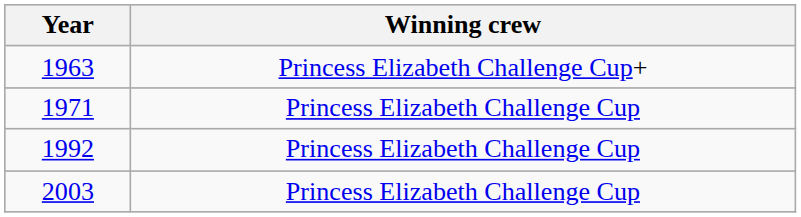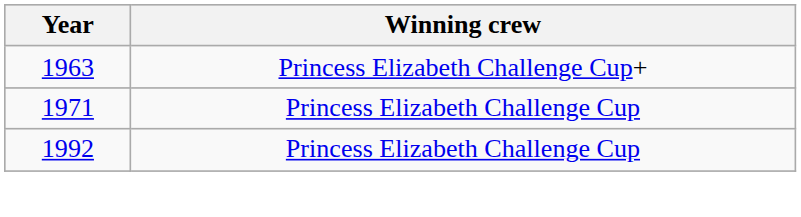- row: (68, 190)
